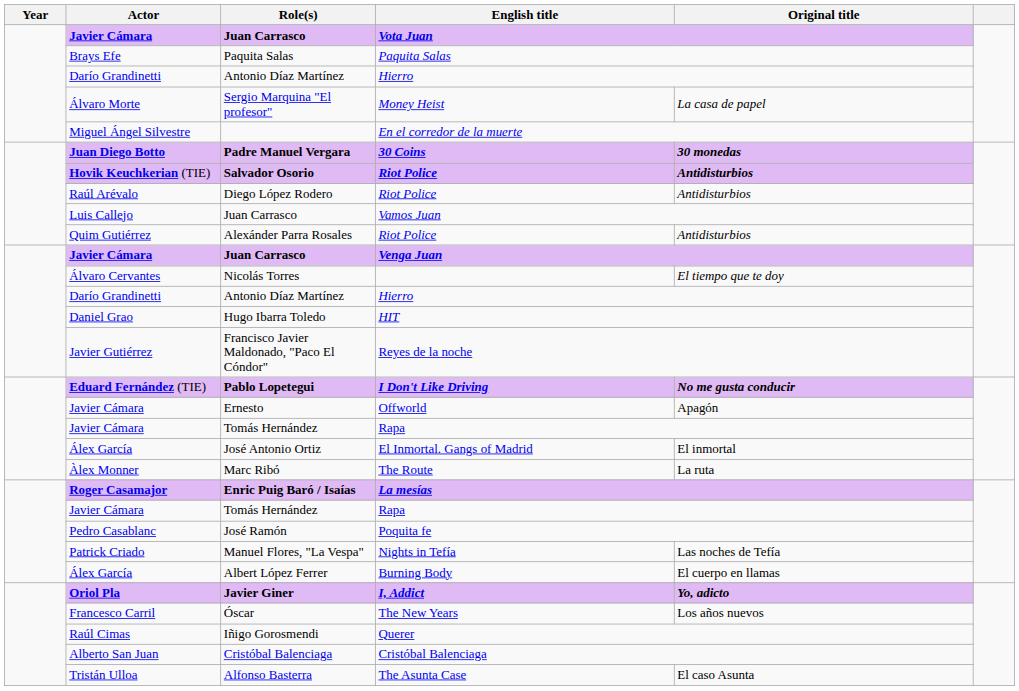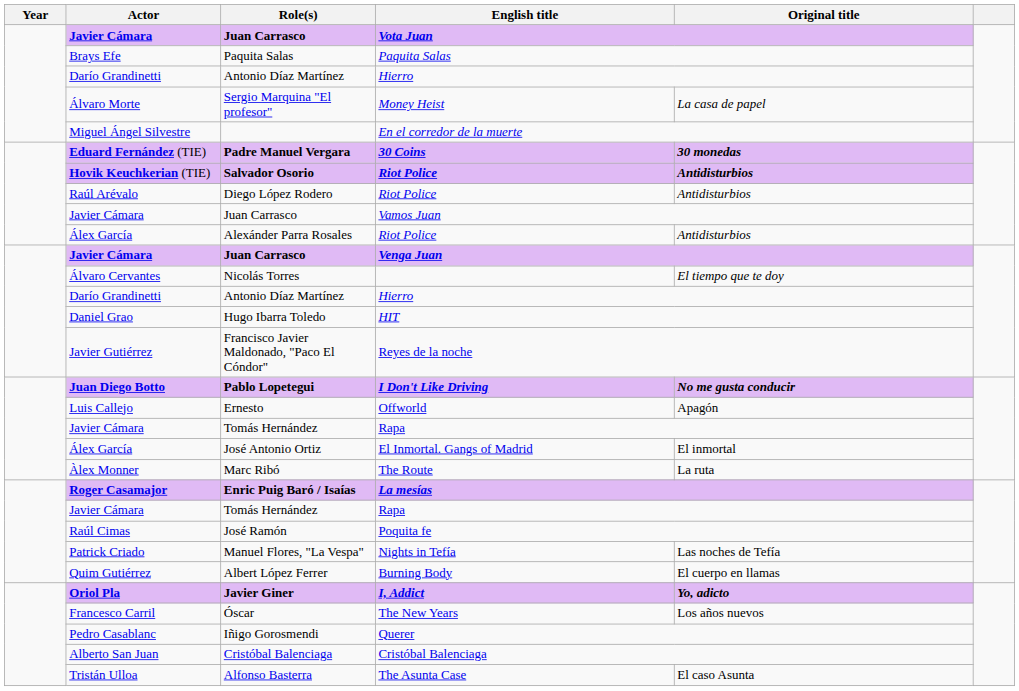(117, 152) Juan Diego Botto -> (138, 152) Eduard Fernández (TIE)
(101, 214) Luis Callejo -> (106, 214) Javier Cámara
(110, 234) Quim Gutiérrez -> (101, 234) Álex García
(138, 387) Eduard Fernández (TIE) -> (117, 387) Juan Diego Botto
(106, 407) Javier Cámara -> (101, 407) Luis Callejo
(113, 531) Pedro Casablanc -> (100, 531) Raúl Cimas
(101, 572) Álex García -> (110, 572) Quim Gutiérrez
(100, 634) Raúl Cimas -> (113, 634) Pedro Casablanc
